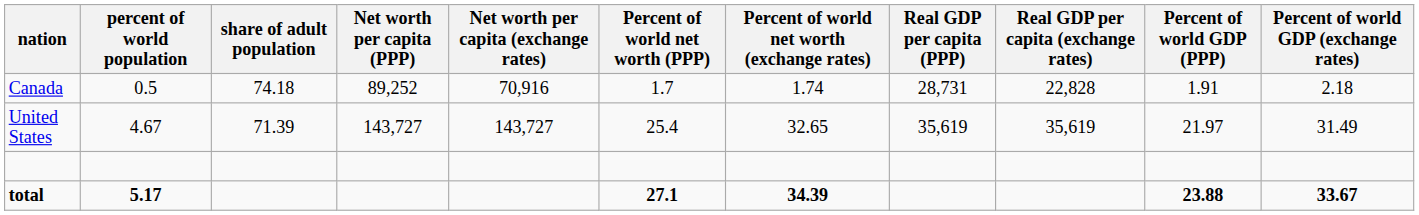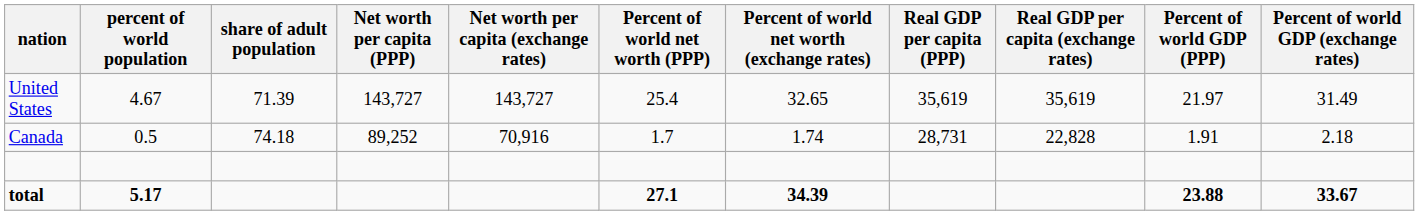rows swapped: (33, 127) <-> (36, 88)
